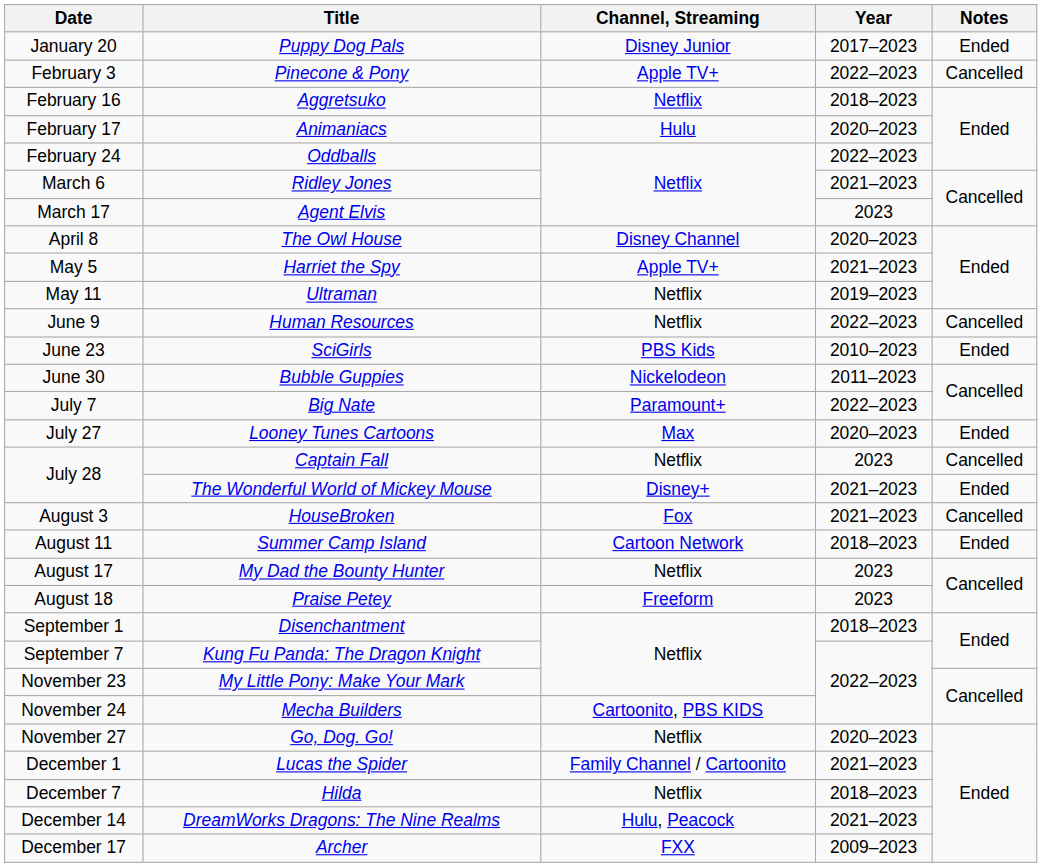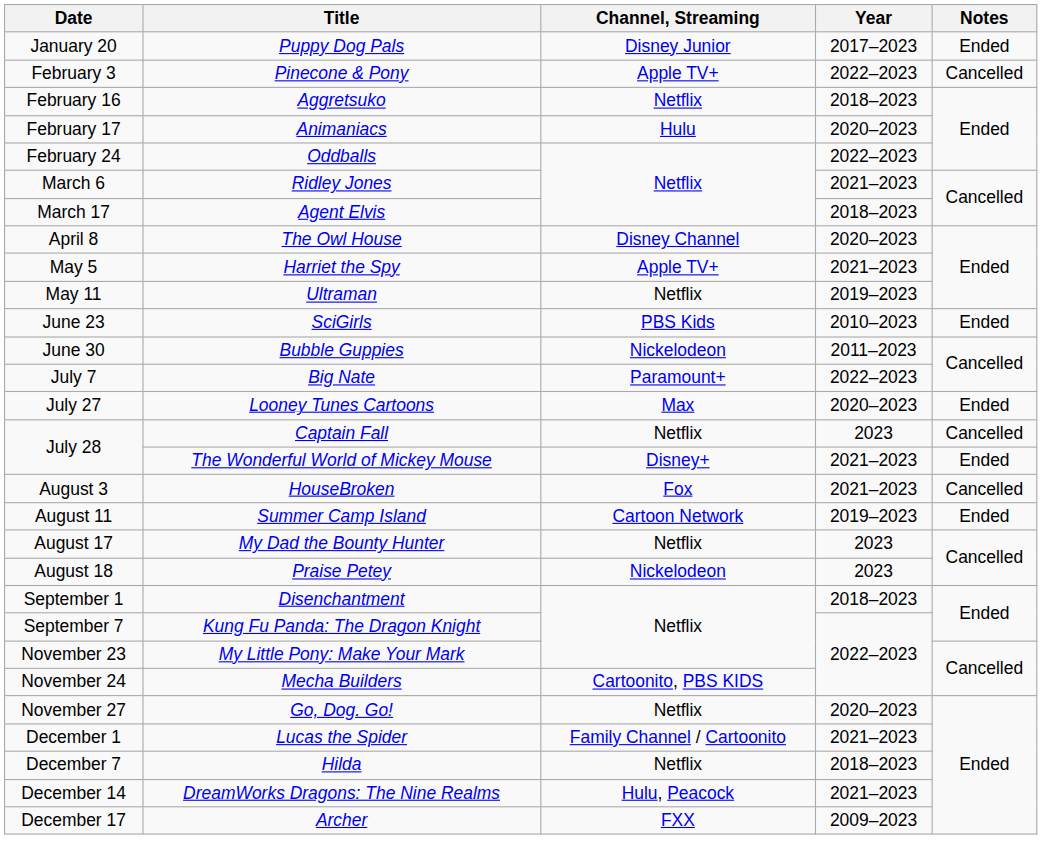(874, 211) 2023 -> (874, 211) 2018–2023
- row: (342, 322)
(874, 543) 2018–2023 -> (874, 516) 2019–2023
(678, 599) Freeform -> (678, 571) Nickelodeon
